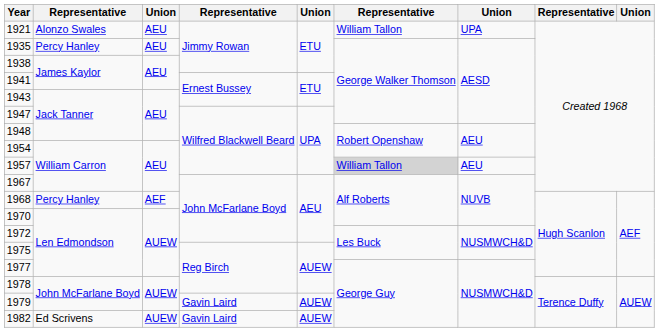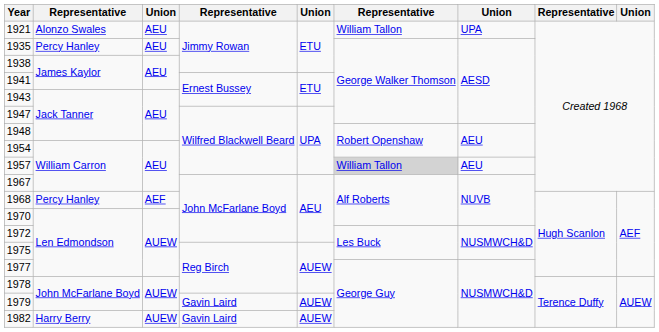(64, 319) Ed Scrivens -> (63, 319) Harry Berry
